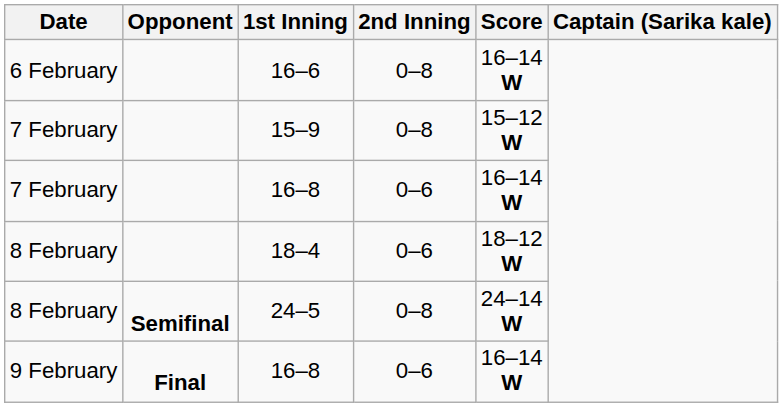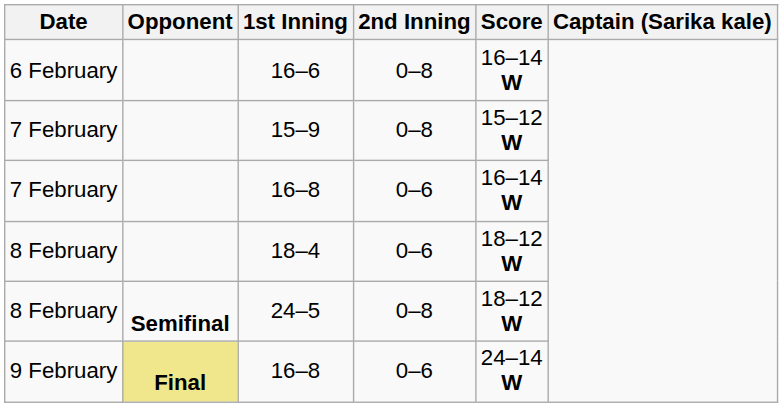(512, 311) 24–14 W -> (512, 311) 18–12 W
(180, 383) no background -> (180, 383) khaki background
(512, 371) 16–14 W -> (512, 371) 24–14 W
